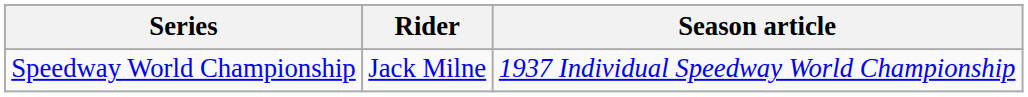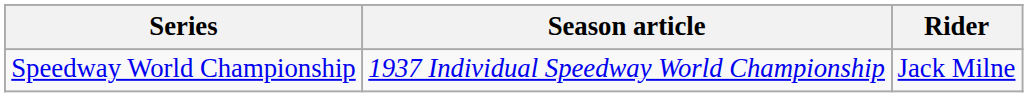columns swapped: (427, 26) <-> (757, 26)
